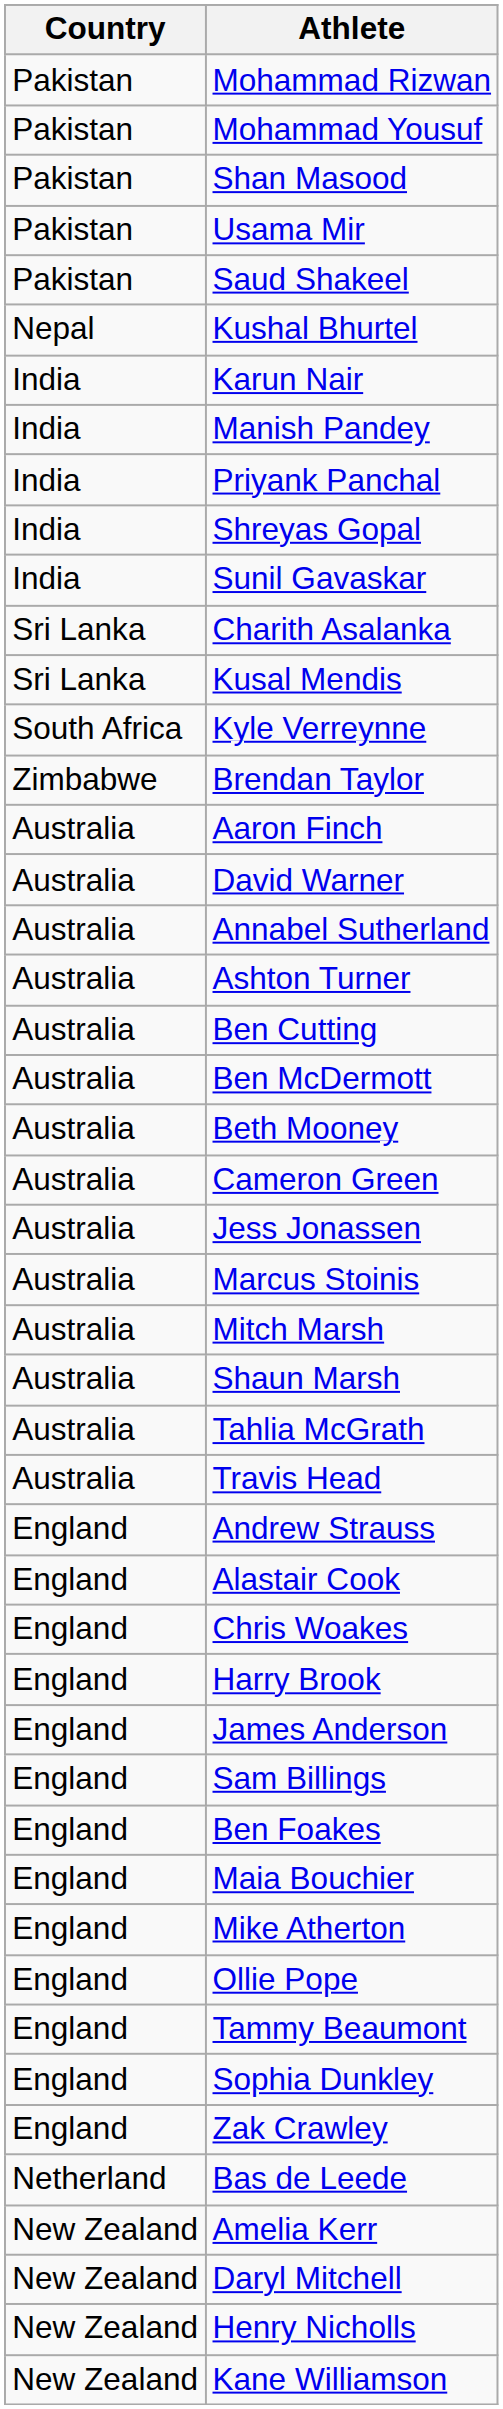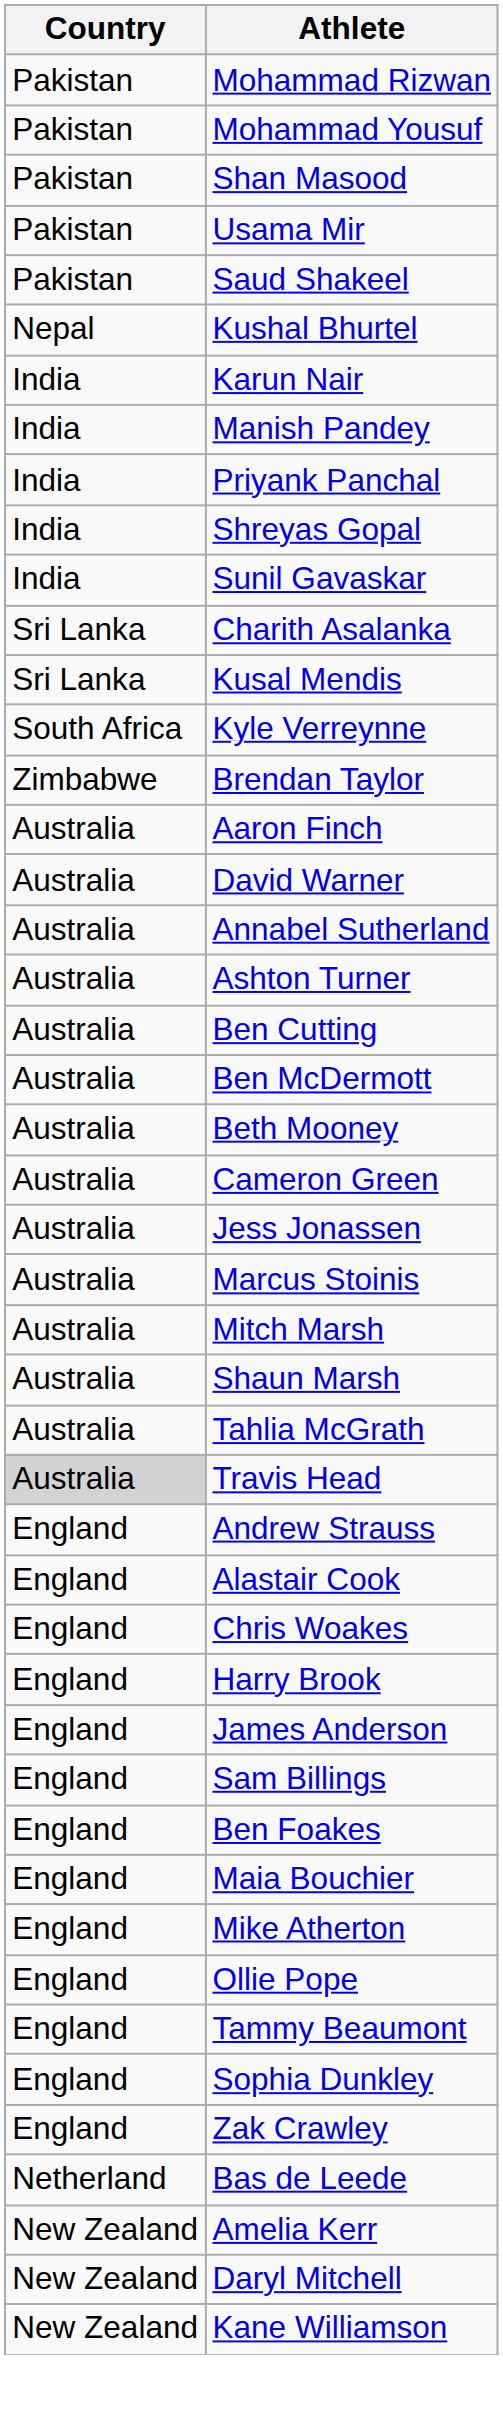(74, 1479) no background -> (74, 1479) lightgrey background
- row: (314, 2328)
